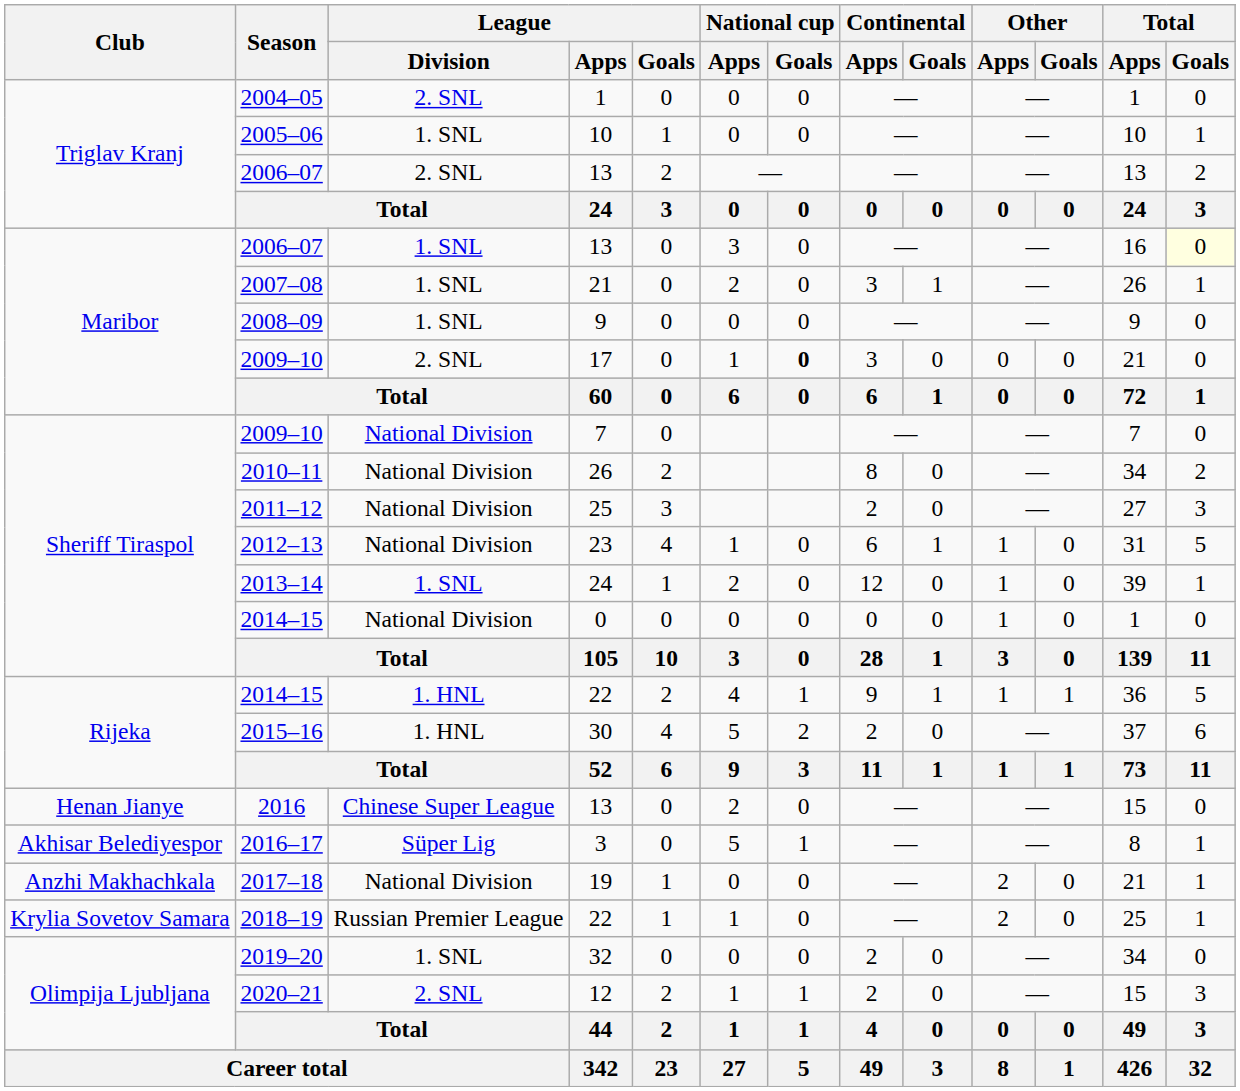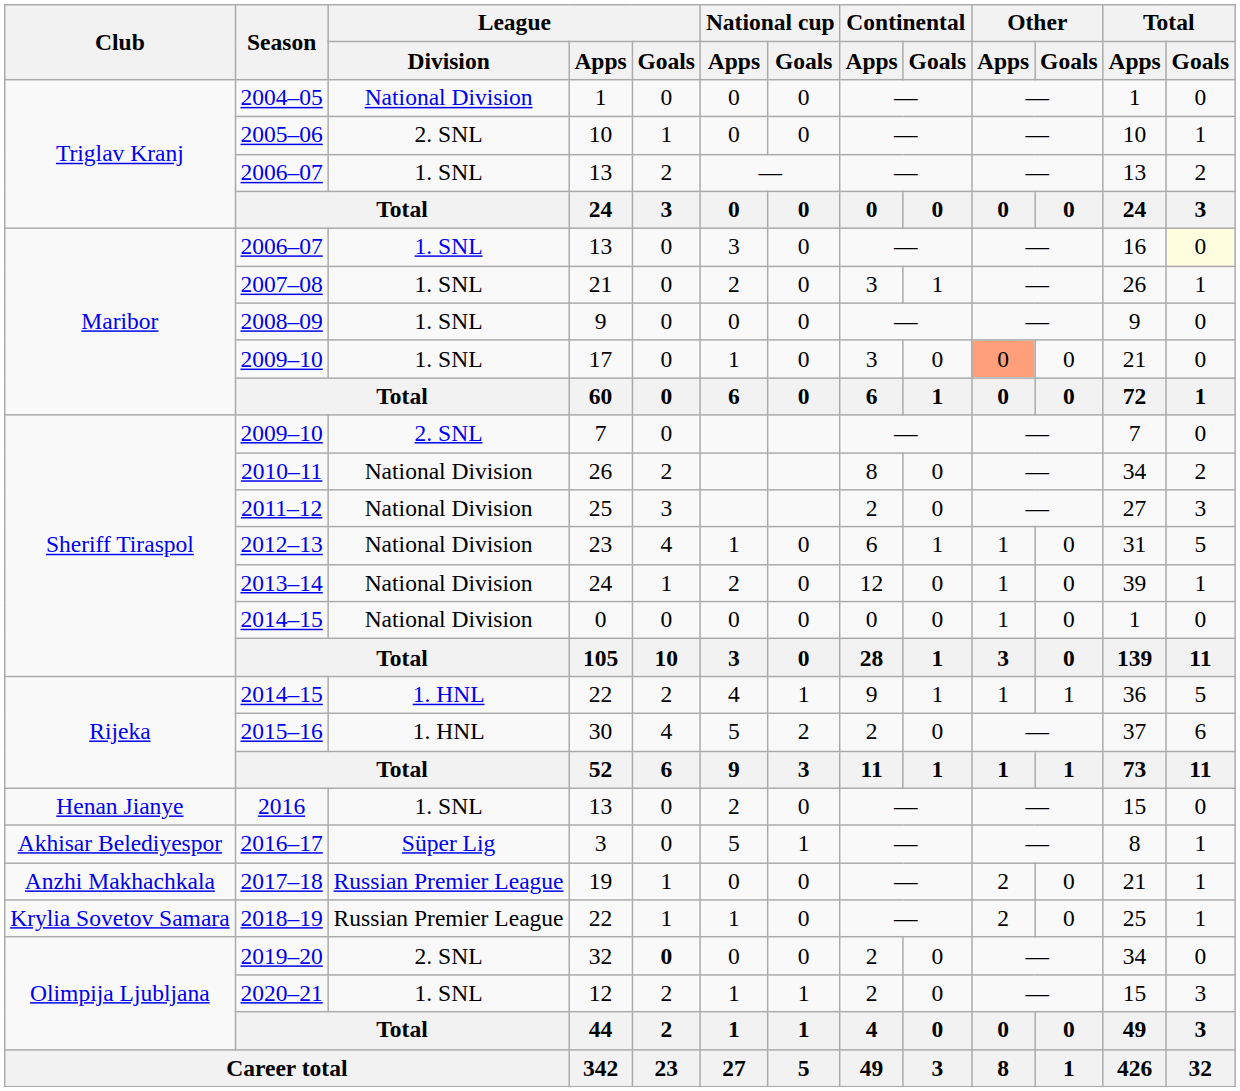(449, 97) 2. SNL -> (449, 97) National Division
(449, 135) 1. SNL -> (449, 135) 2. SNL
(449, 172) 2. SNL -> (449, 172) 1. SNL
(449, 358) 2. SNL -> (449, 358) 1. SNL
(804, 358) bold -> (804, 358) normal
(1003, 358) no background -> (1003, 358) lightsalmon background
(449, 433) National Division -> (449, 433) 2. SNL
(449, 582) 1. SNL -> (449, 582) National Division
(449, 806) Chinese Super League -> (449, 806) 1. SNL
(449, 881) National Division -> (449, 881) Russian Premier League
(449, 955) 1. SNL -> (449, 955) 2. SNL
(666, 955) normal -> (666, 955) bold
(449, 992) 2. SNL -> (449, 992) 1. SNL
